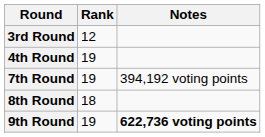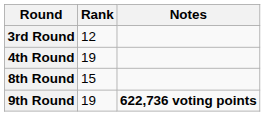- row: (41, 79)
(88, 100) 18 -> (88, 79) 15
